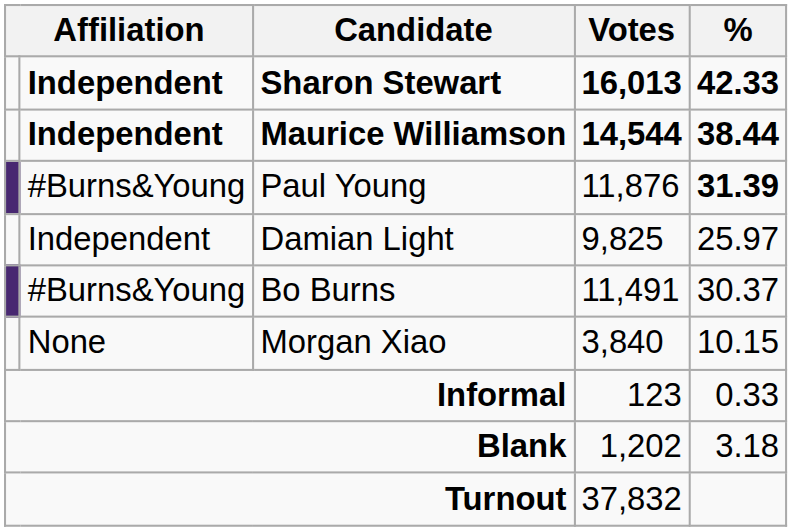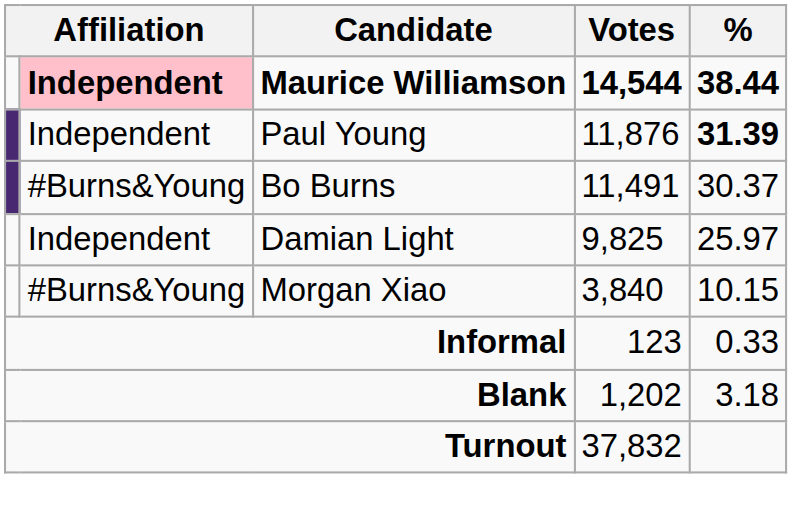- row: (381, 82)
(125, 134) no background -> (125, 82) pink background
(137, 186) #Burns&Young -> (119, 134) Independent
rows swapped: (328, 290) <-> (357, 238)
(67, 342) None -> (137, 290) #Burns&Young
